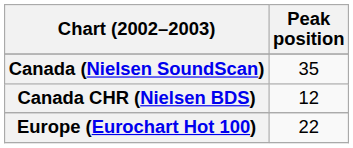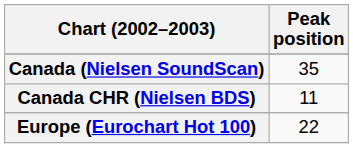(309, 98) 12 -> (309, 98) 11
